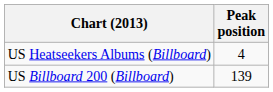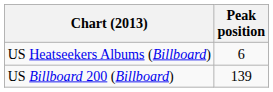(241, 53) 4 -> (241, 53) 6
